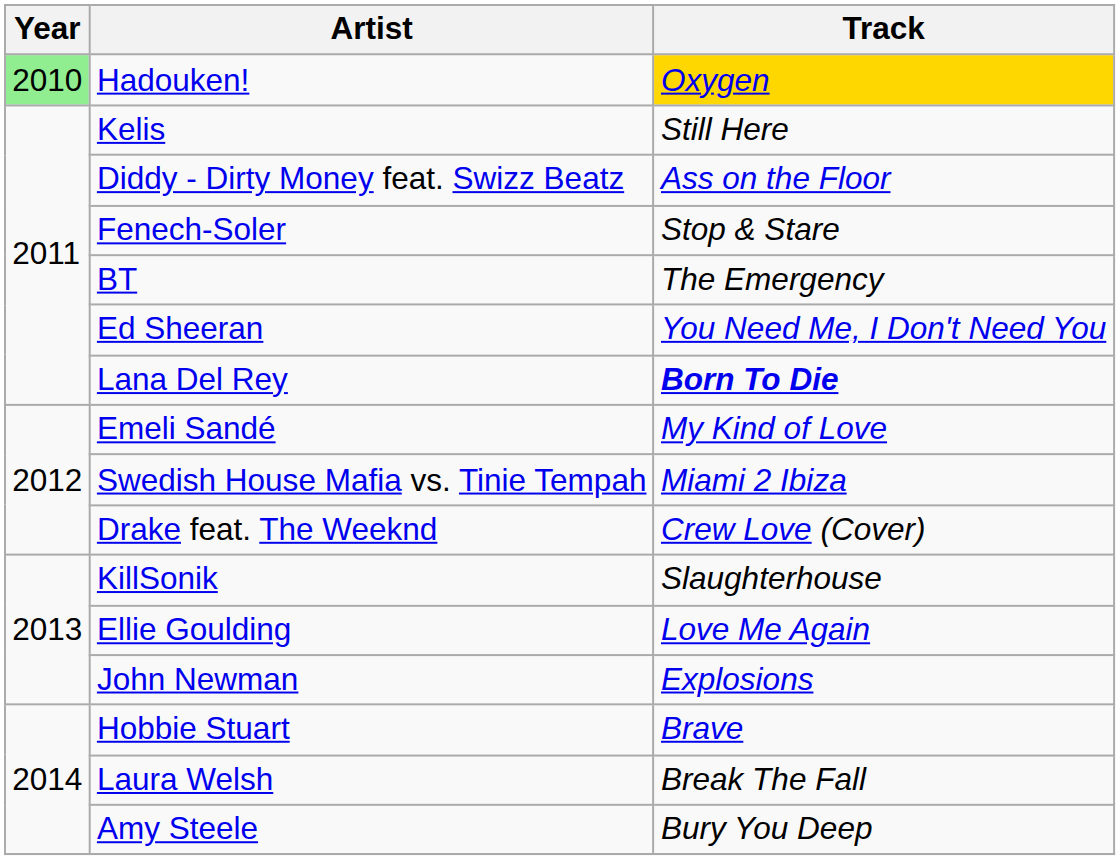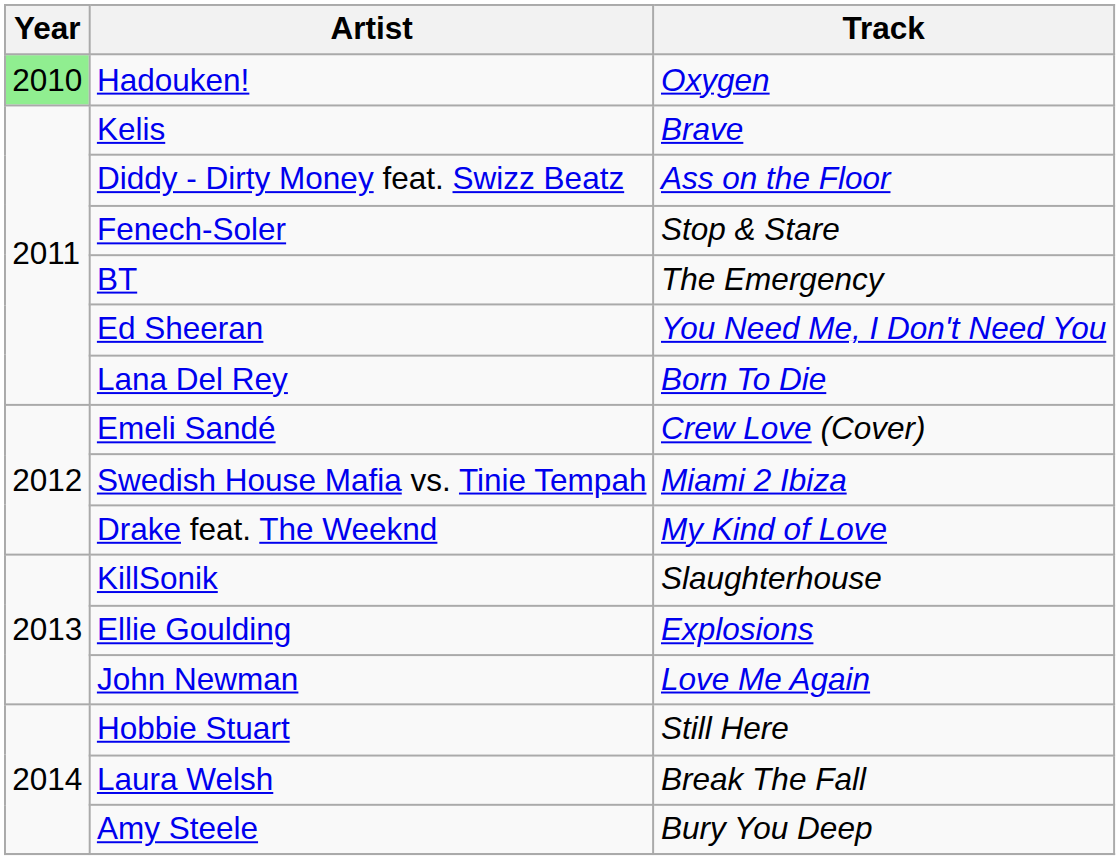(715, 79) gold background -> (715, 79) no background
(725, 129) Still Here -> (702, 129) Brave
(750, 379) bold -> (744, 379) normal
(774, 429) My Kind of Love -> (793, 429) Crew Love (Cover)
(793, 529) Crew Love (Cover) -> (774, 529) My Kind of Love
(766, 629) Love Me Again -> (737, 629) Explosions
(737, 679) Explosions -> (766, 679) Love Me Again
(702, 729) Brave -> (725, 729) Still Here
